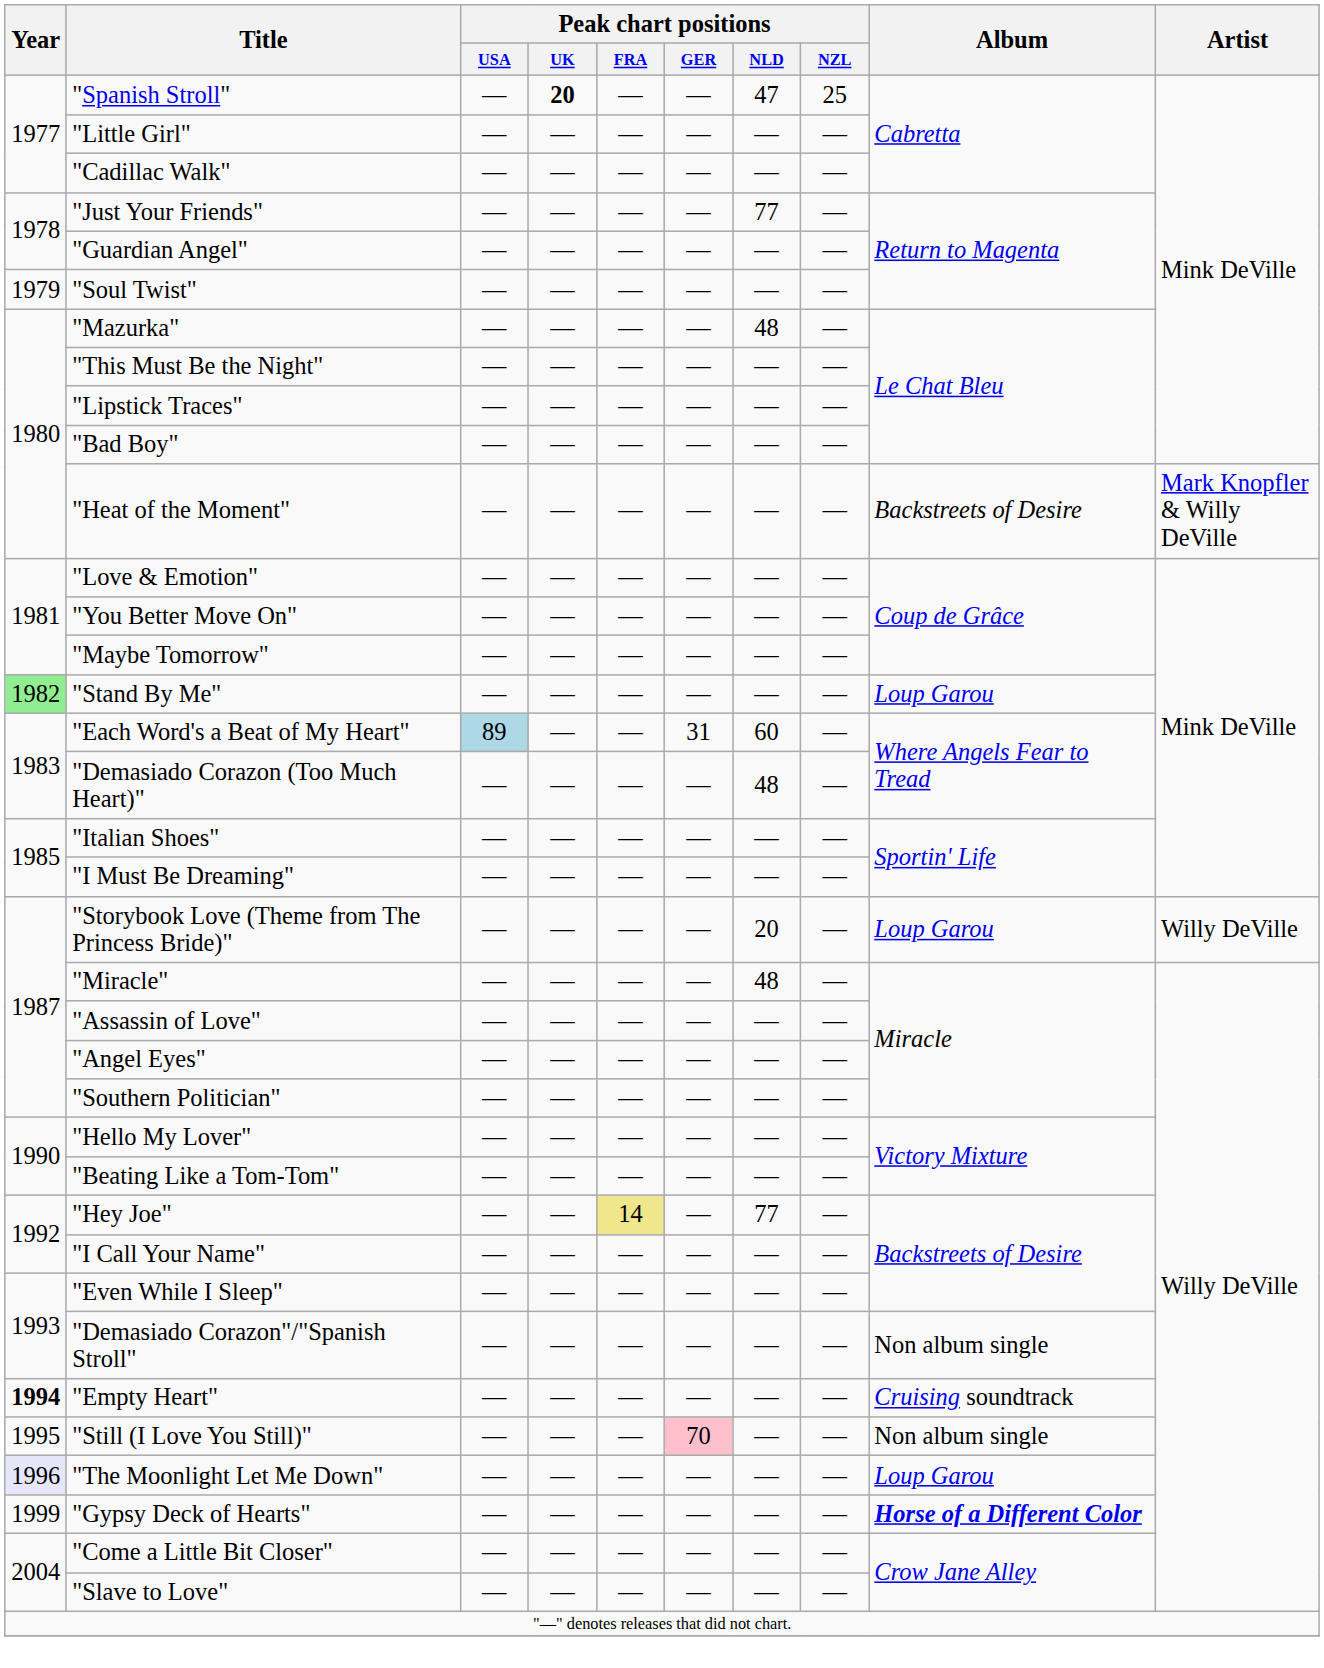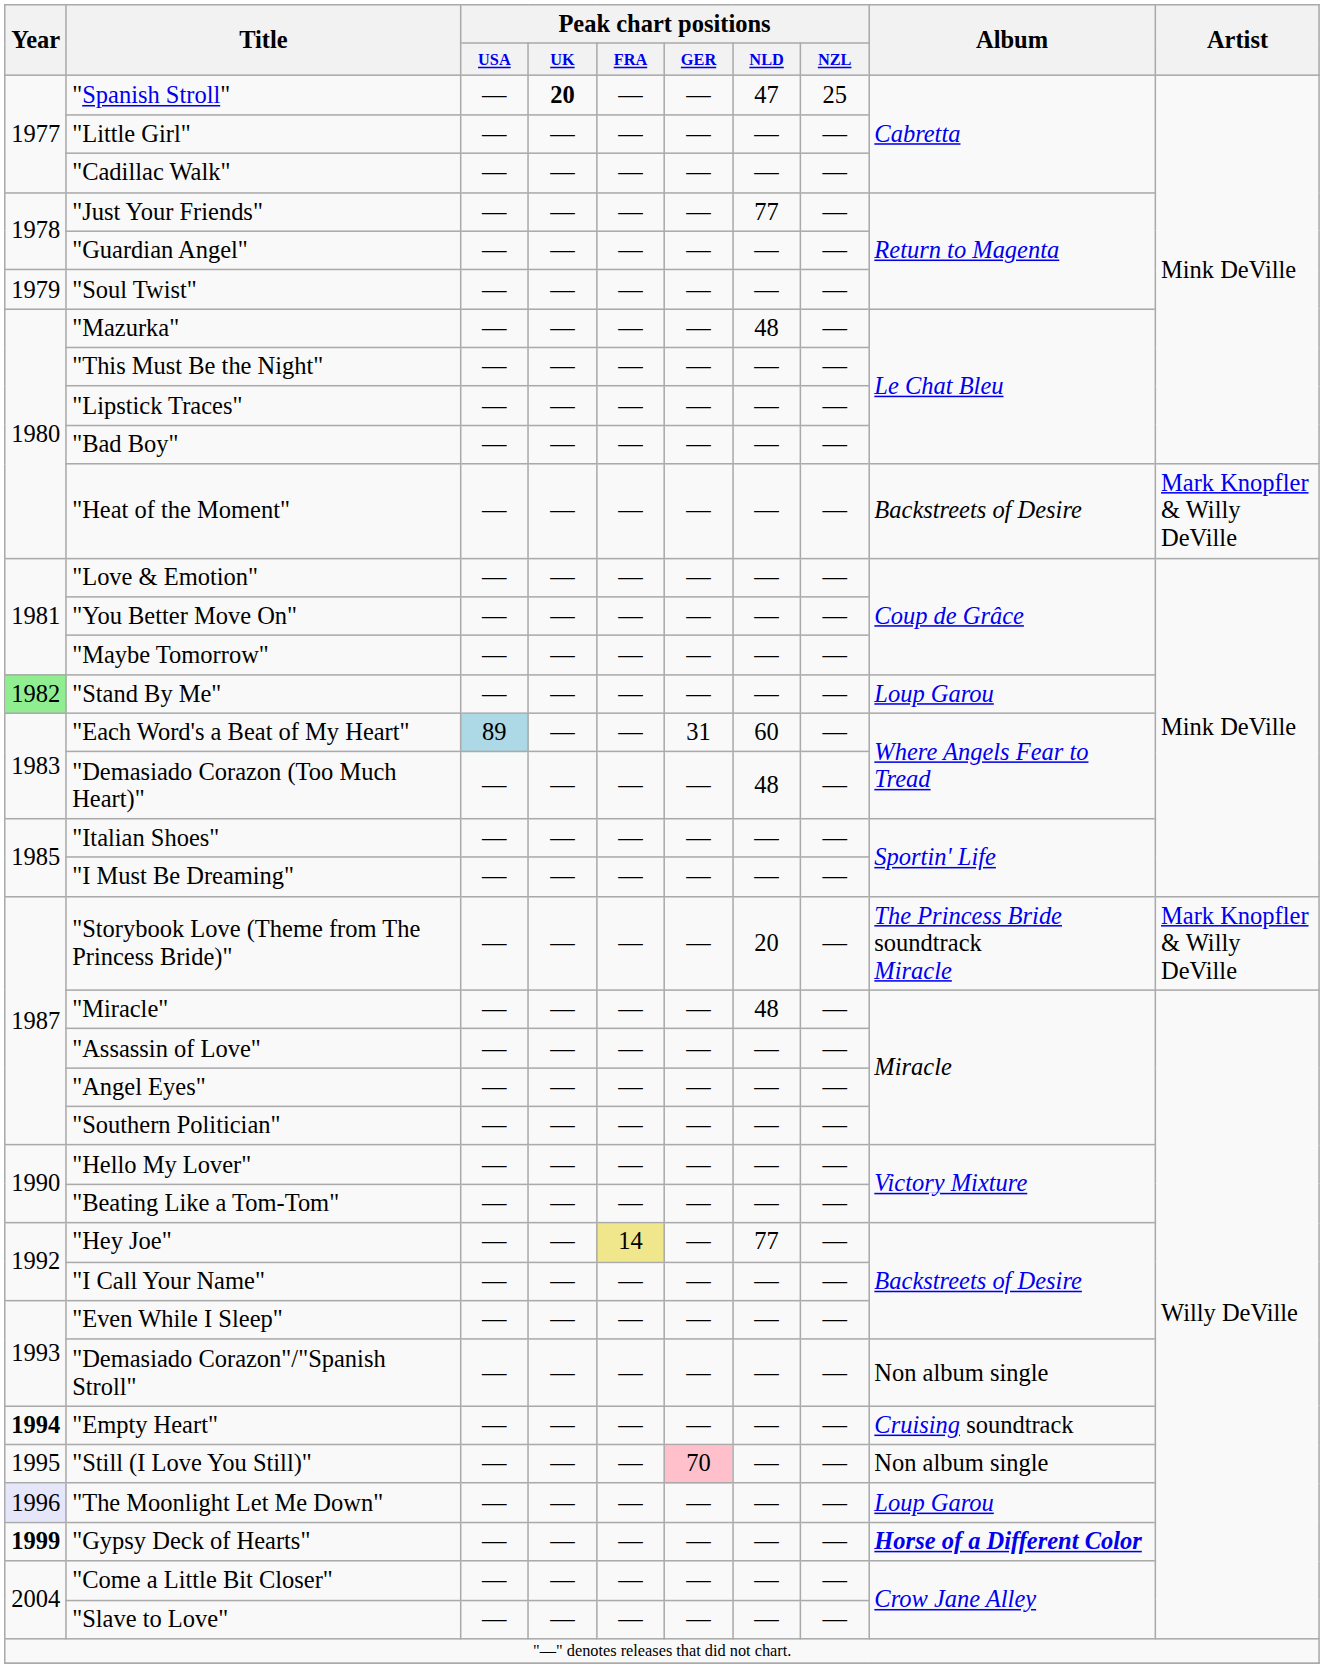(934, 929) Loup Garou -> (968, 942) The Princess Bride soundtrack Miracle
(1229, 929) Willy DeVille -> (1235, 942) Mark Knopfler & Willy DeVille
(36, 1513) normal -> (36, 1541) bold
